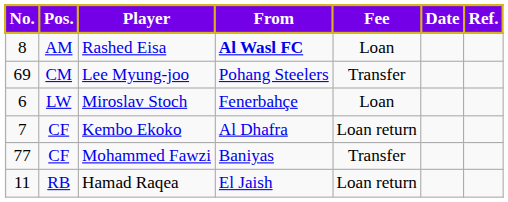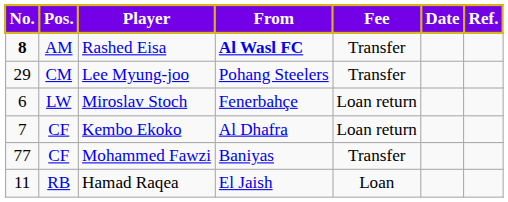(22, 47) normal -> (22, 47) bold
(377, 47) Loan -> (377, 47) Transfer
(22, 74) 69 -> (22, 74) 29
(377, 101) Loan -> (377, 101) Loan return
(377, 183) Loan return -> (377, 183) Loan
